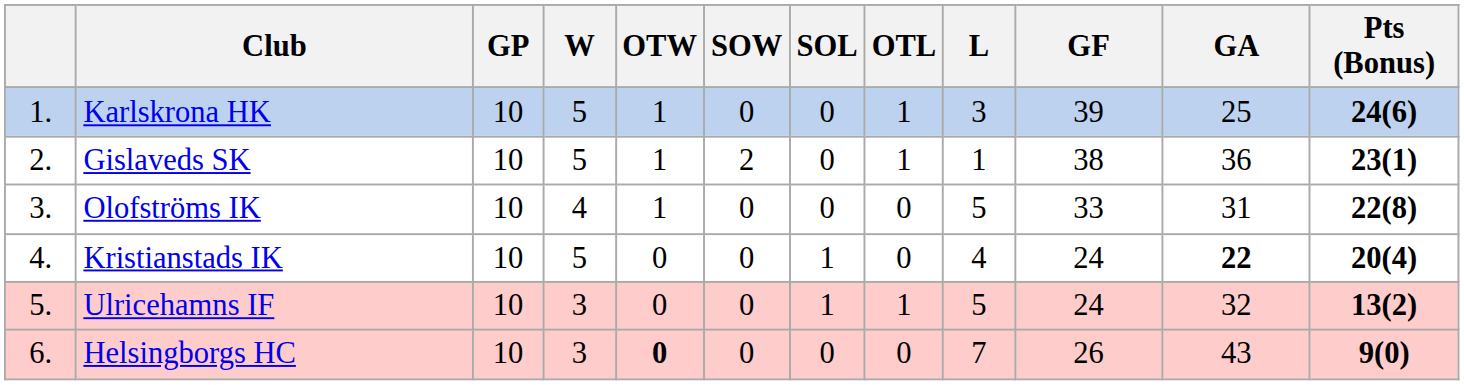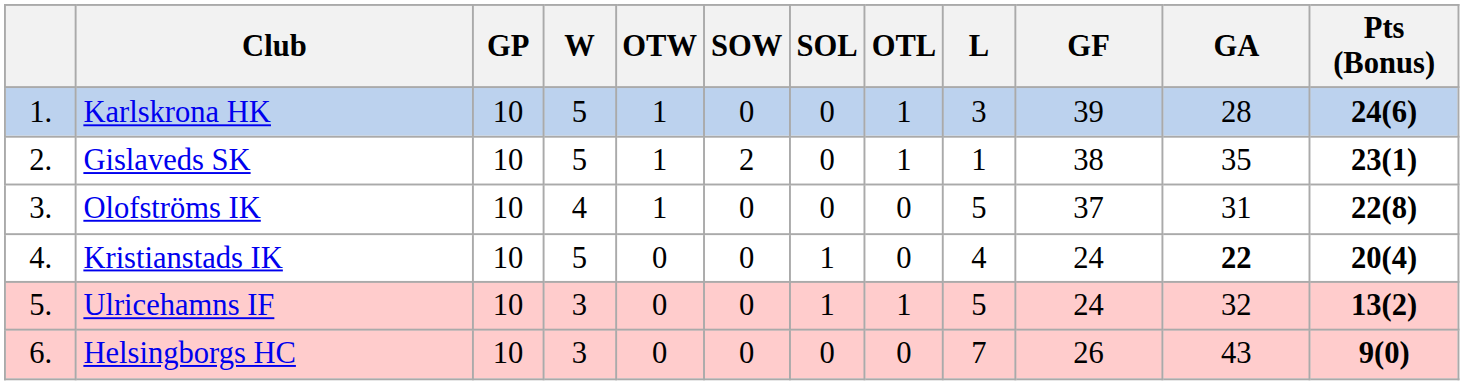(1236, 111) 25 -> (1236, 111) 28
(1236, 160) 36 -> (1236, 160) 35
(1089, 208) 33 -> (1089, 208) 37
(660, 353) bold -> (660, 353) normal
